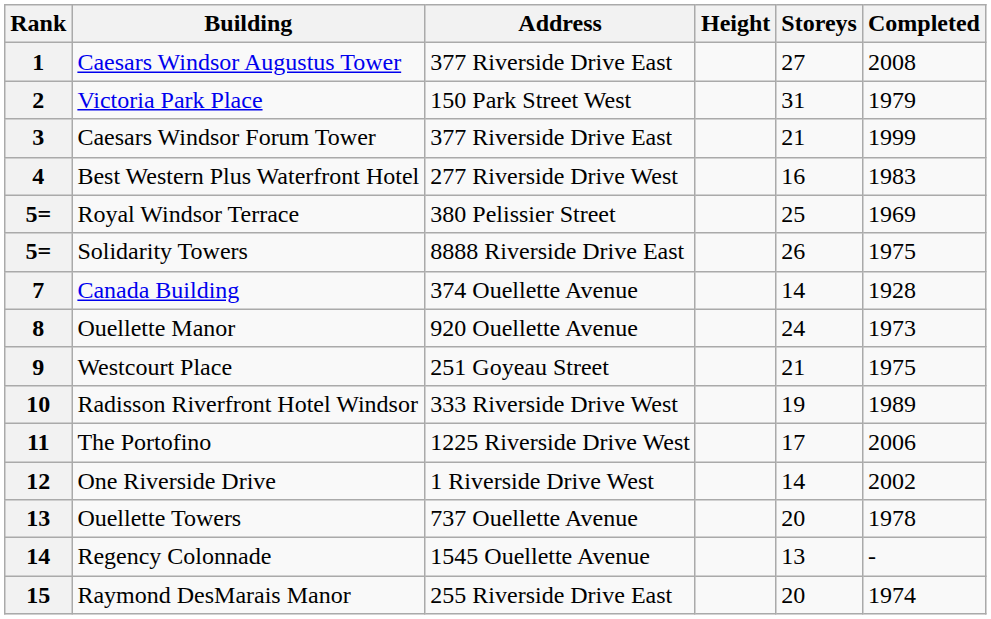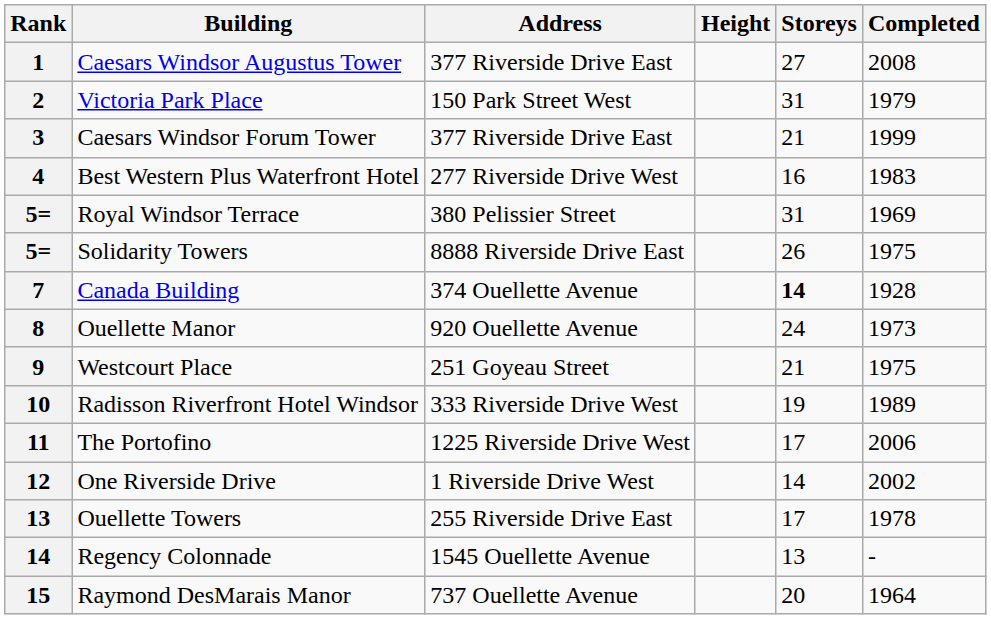(793, 213) 25 -> (793, 213) 31
(793, 289) normal -> (793, 289) bold
(534, 518) 737 Ouellette Avenue -> (551, 518) 255 Riverside Drive East
(793, 518) 20 -> (793, 518) 17
(551, 594) 255 Riverside Drive East -> (534, 594) 737 Ouellette Avenue
(892, 594) 1974 -> (892, 594) 1964
